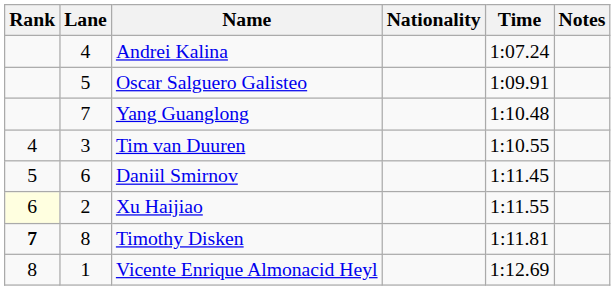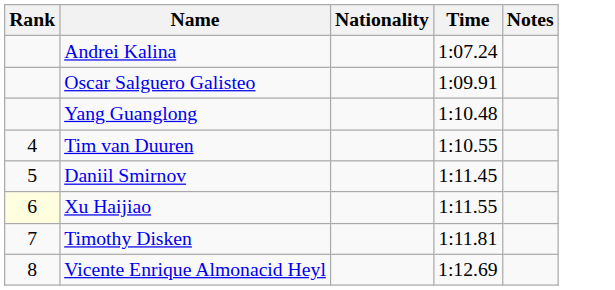- column: (85, 20)
(32, 238) bold -> (32, 238) normal
